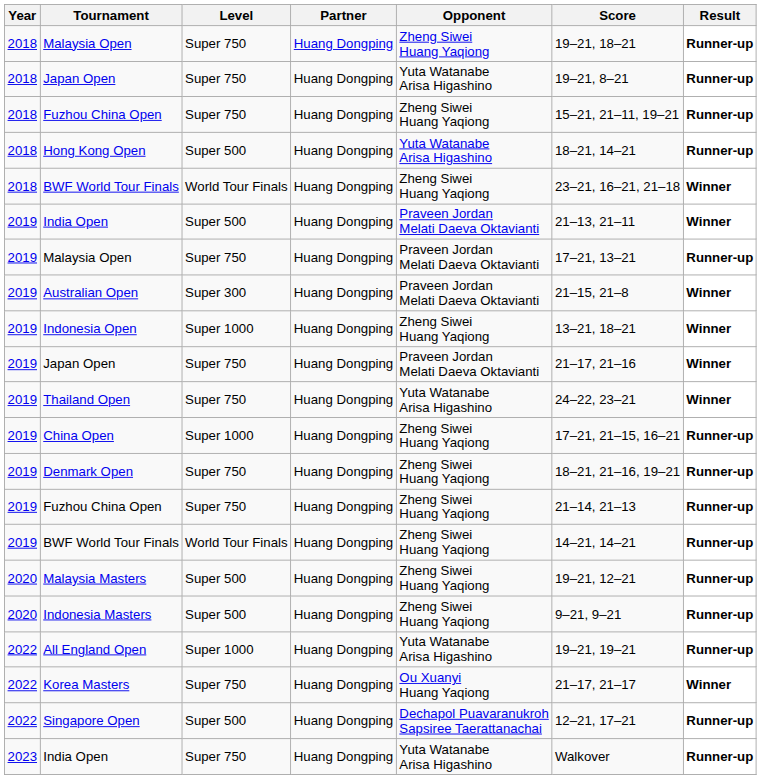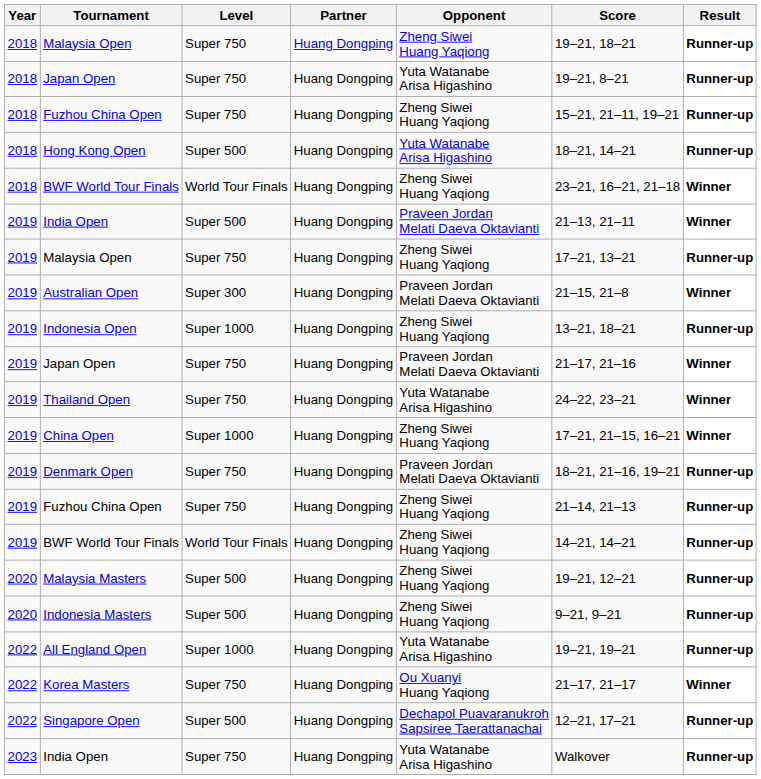(469, 258) Praveen Jordan Melati Daeva Oktavianti -> (444, 258) Zheng Siwei Huang Yaqiong
(709, 329) Winner -> (720, 329) Runner-up
(720, 436) Runner-up -> (709, 436) Winner
(444, 471) Zheng Siwei Huang Yaqiong -> (469, 471) Praveen Jordan Melati Daeva Oktavianti
